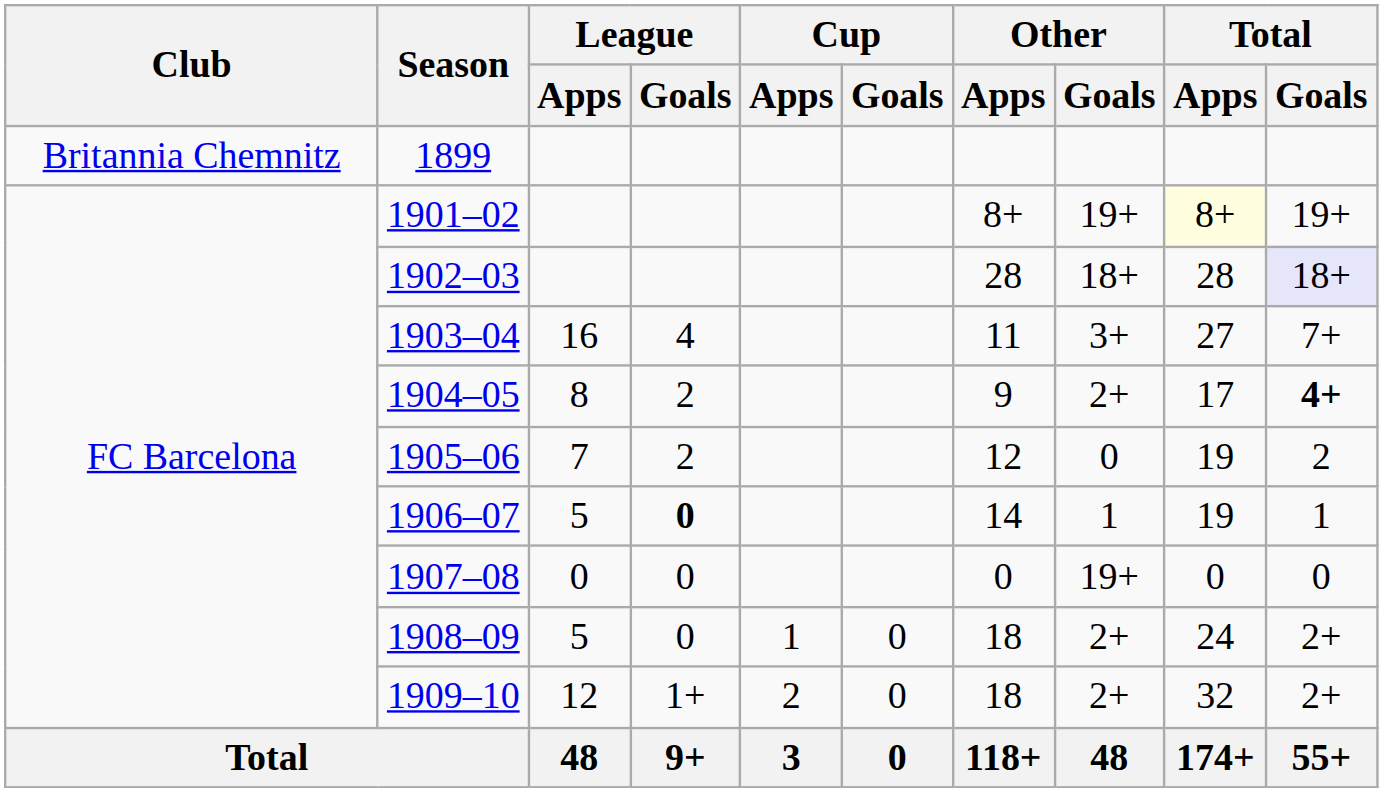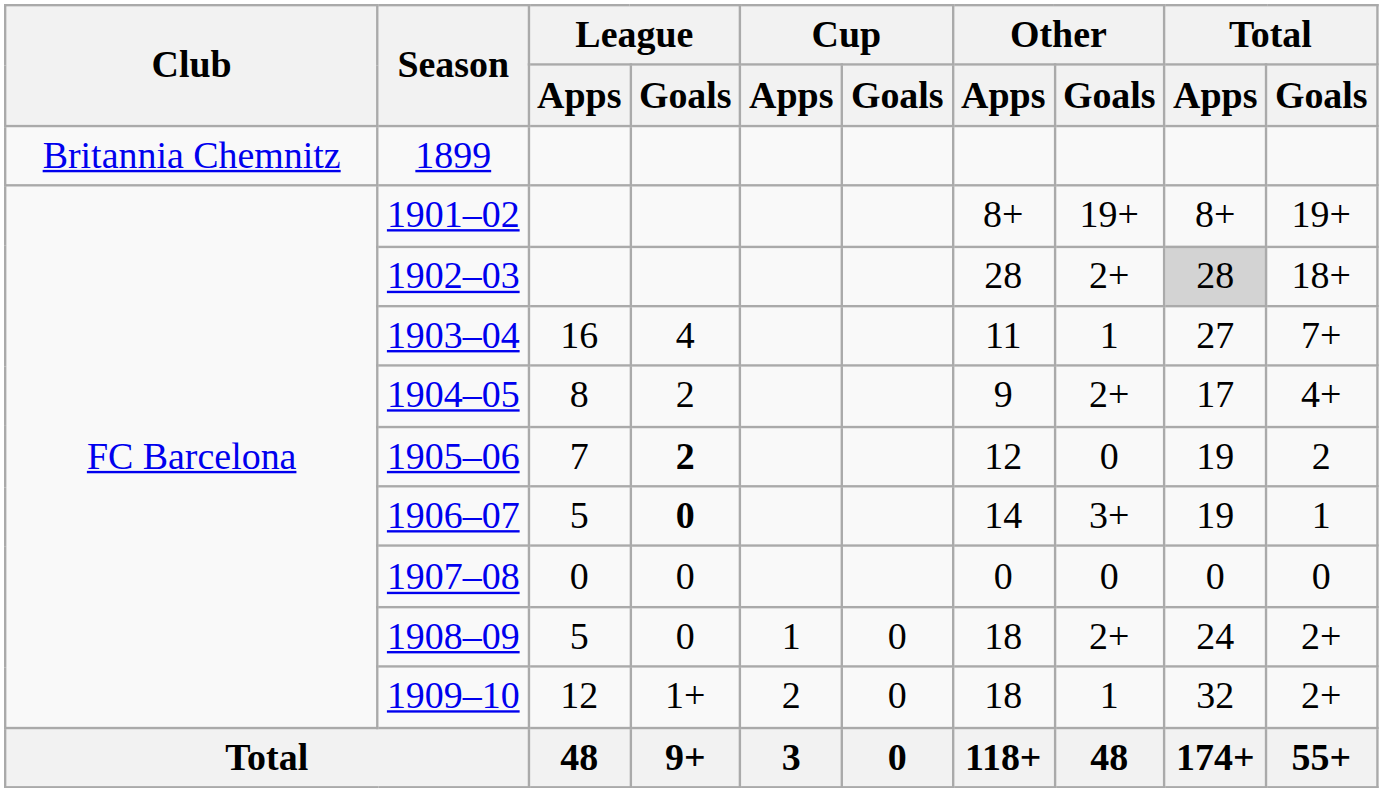(1215, 214) lightyellow background -> (1215, 214) no background
(1109, 275) 18+ -> (1109, 275) 2+
(1215, 275) no background -> (1215, 275) lightgrey background
(1321, 275) lavender background -> (1321, 275) no background
(1109, 335) 3+ -> (1109, 335) 1
(1321, 395) bold -> (1321, 395) normal
(685, 455) normal -> (685, 455) bold
(1109, 515) 1 -> (1109, 515) 3+
(1109, 575) 19+ -> (1109, 575) 0
(1109, 696) 2+ -> (1109, 696) 1
